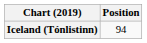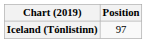(121, 30) 94 -> (121, 30) 97
